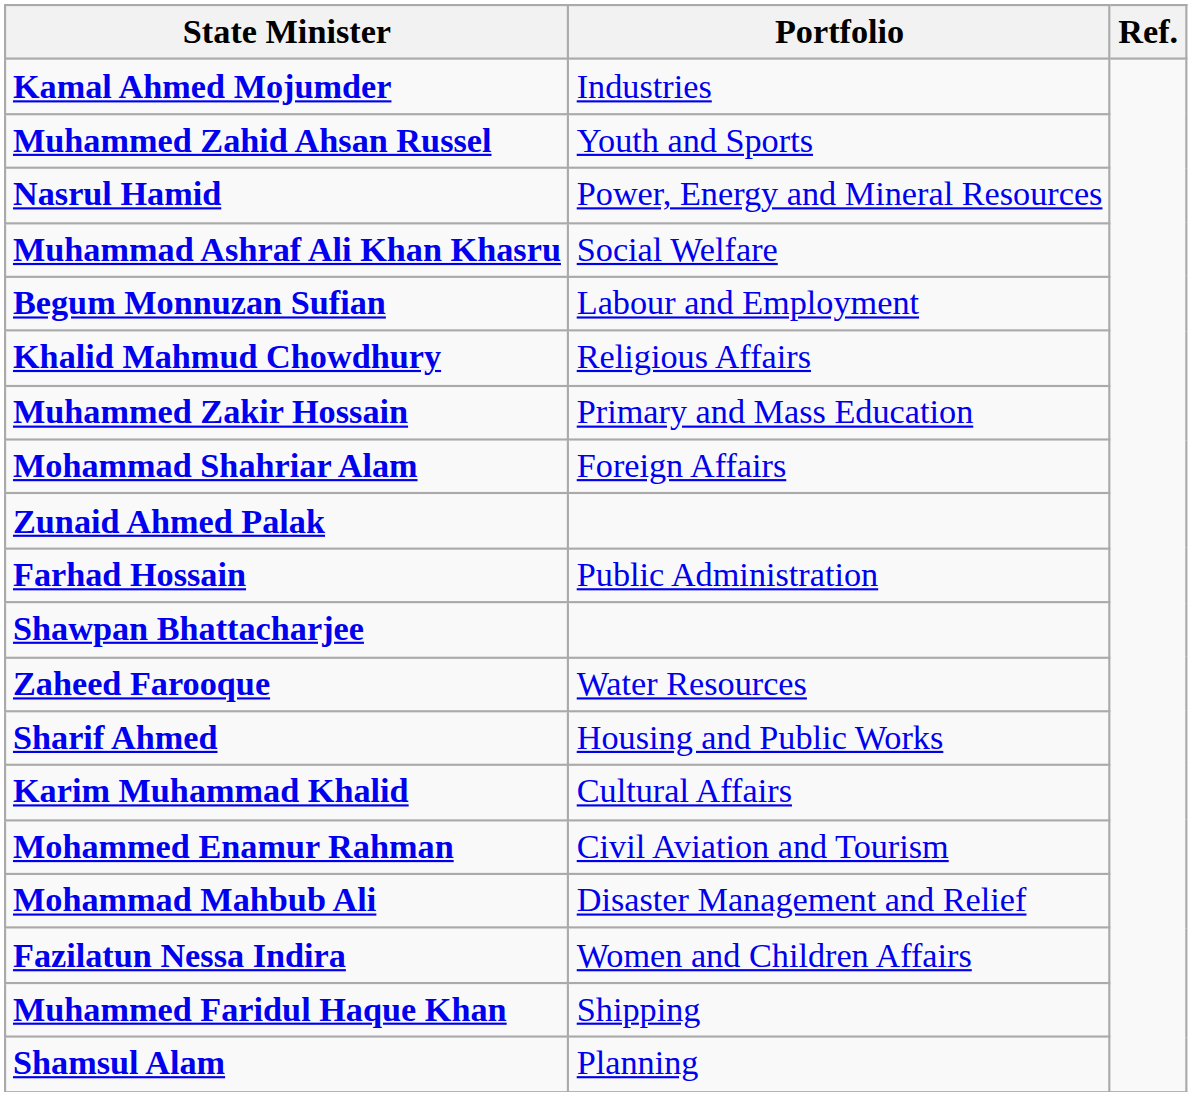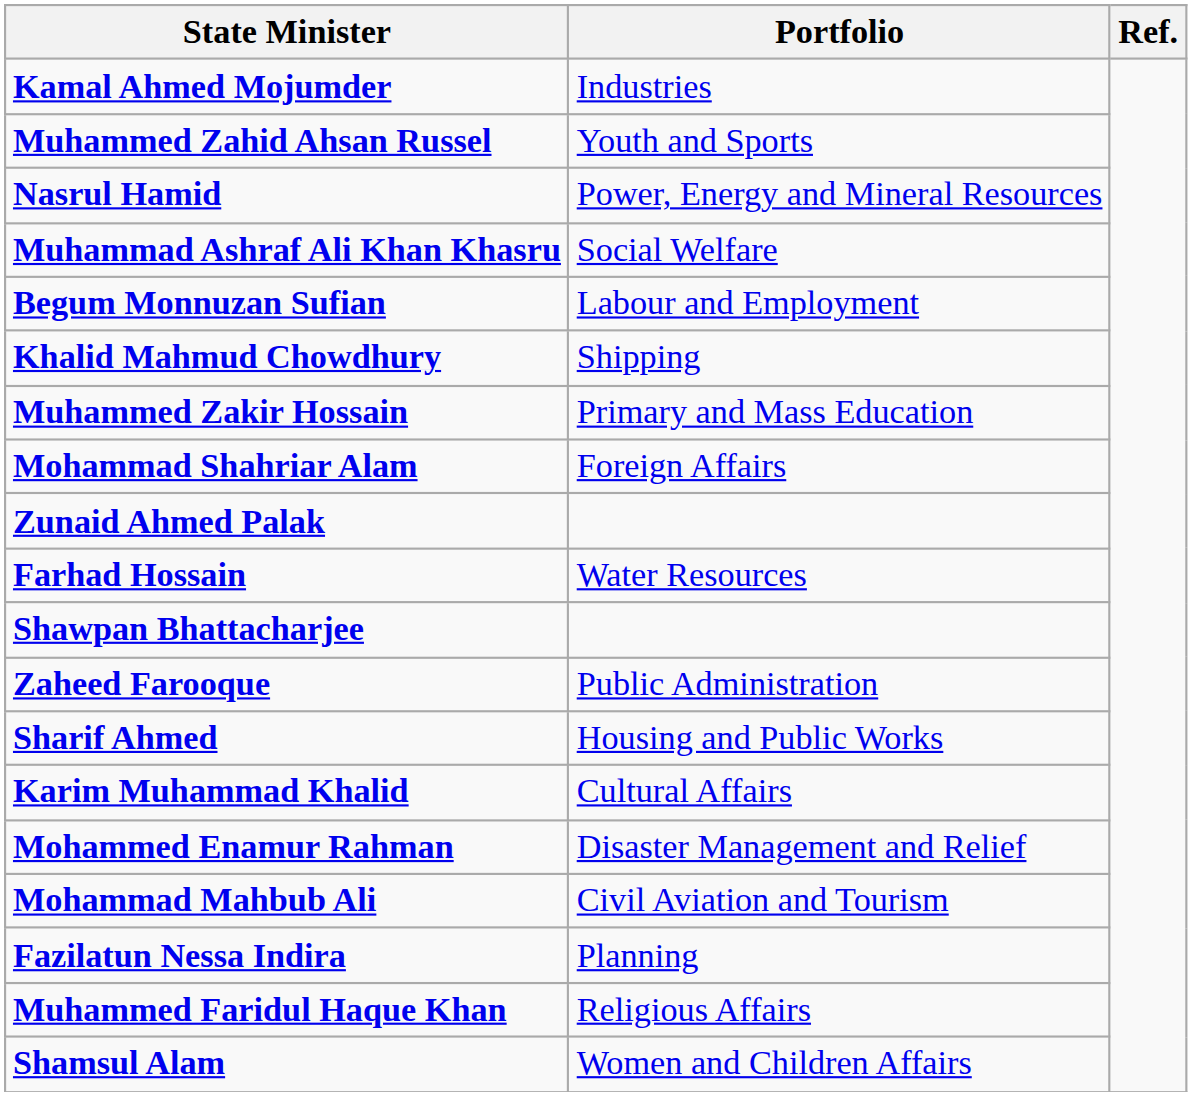(694, 357) Religious Affairs -> (639, 357) Shipping
(727, 574) Public Administration -> (692, 574) Water Resources
(692, 683) Water Resources -> (727, 683) Public Administration
(763, 846) Civil Aviation and Tourism -> (802, 846) Disaster Management and Relief
(802, 900) Disaster Management and Relief -> (763, 900) Civil Aviation and Tourism
(774, 954) Women and Children Affairs -> (638, 954) Planning
(639, 1009) Shipping -> (694, 1009) Religious Affairs
(638, 1063) Planning -> (774, 1063) Women and Children Affairs
